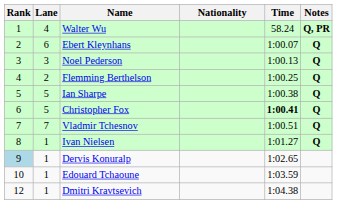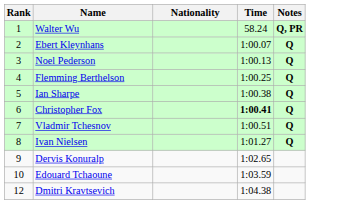- column: (46, 12)
(19, 158) lightblue background -> (19, 158) no background
